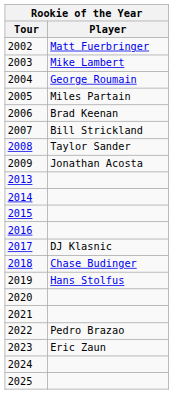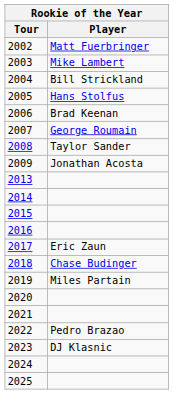(93, 80) George Roumain -> (97, 80) Bill Strickland
(90, 96) Miles Partain -> (87, 96) Hans Stolfus
(97, 130) Bill Strickland -> (93, 130) George Roumain
(81, 247) DJ Klasnic -> (78, 247) Eric Zaun
(87, 281) Hans Stolfus -> (90, 281) Miles Partain
(78, 348) Eric Zaun -> (81, 348) DJ Klasnic
